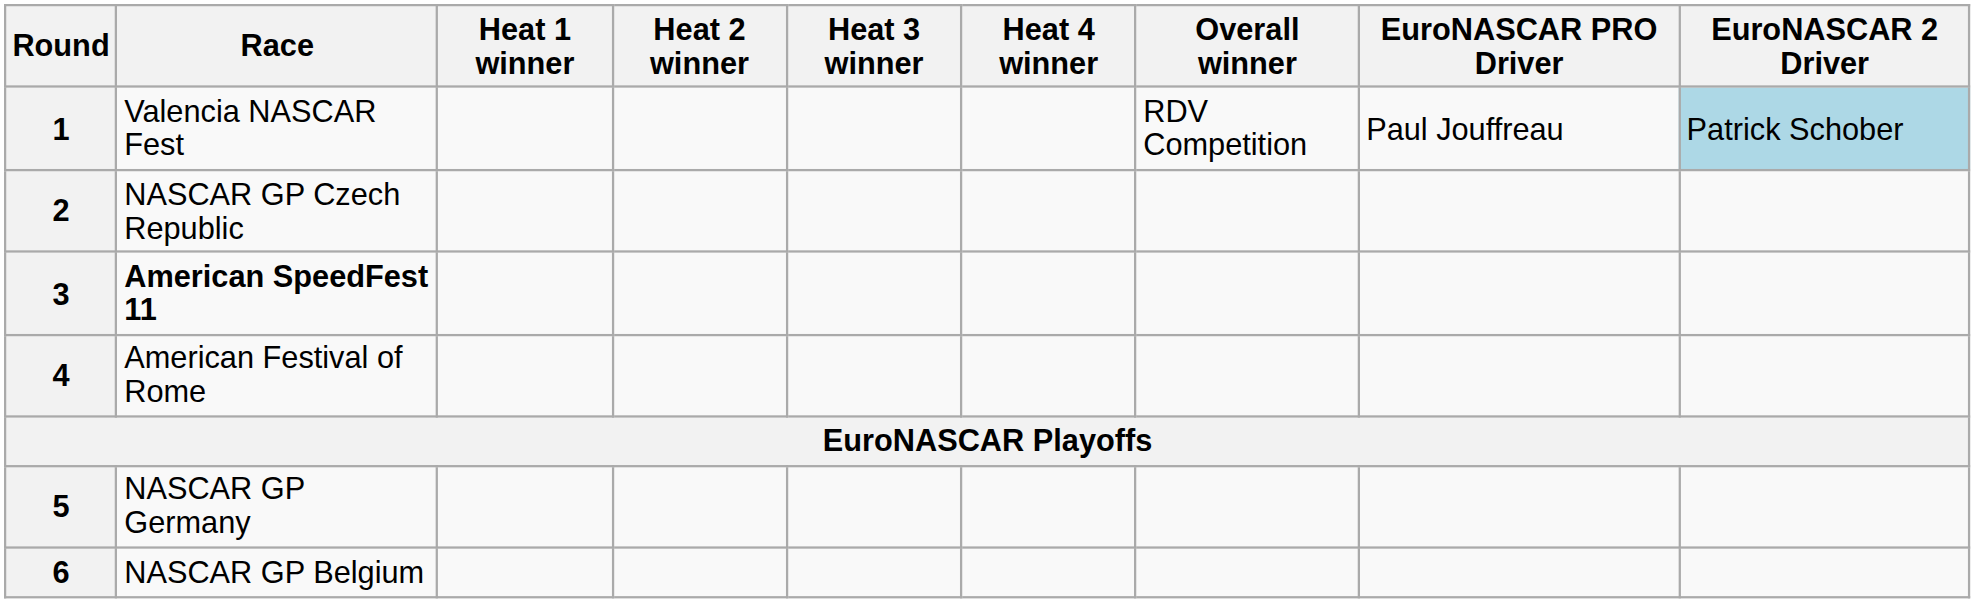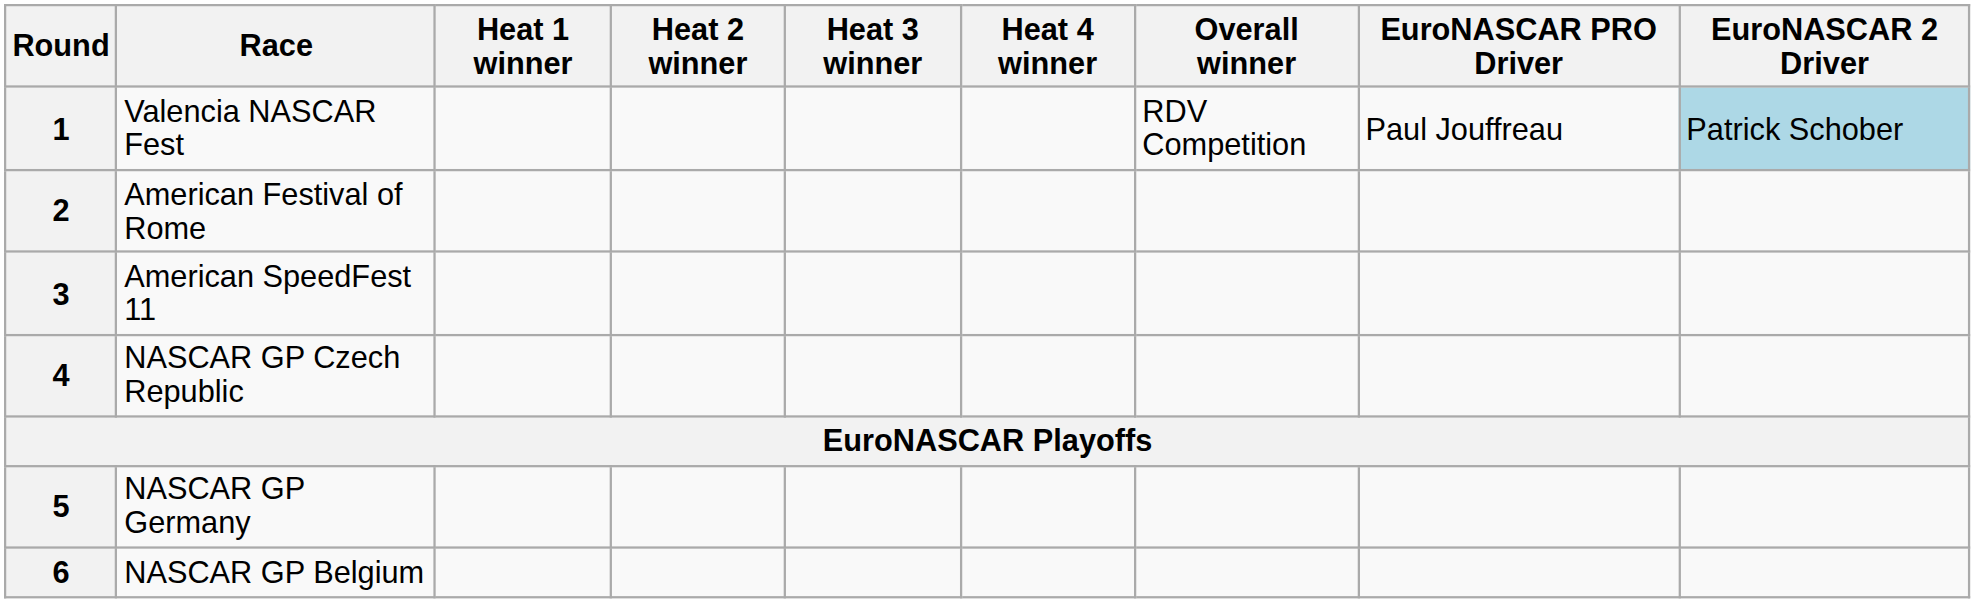(262, 211) NASCAR GP Czech Republic -> (263, 211) American Festival of Rome
(276, 293) bold -> (268, 293) normal
(263, 375) American Festival of Rome -> (262, 375) NASCAR GP Czech Republic
